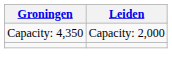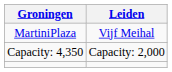+ row: (45, 33)
